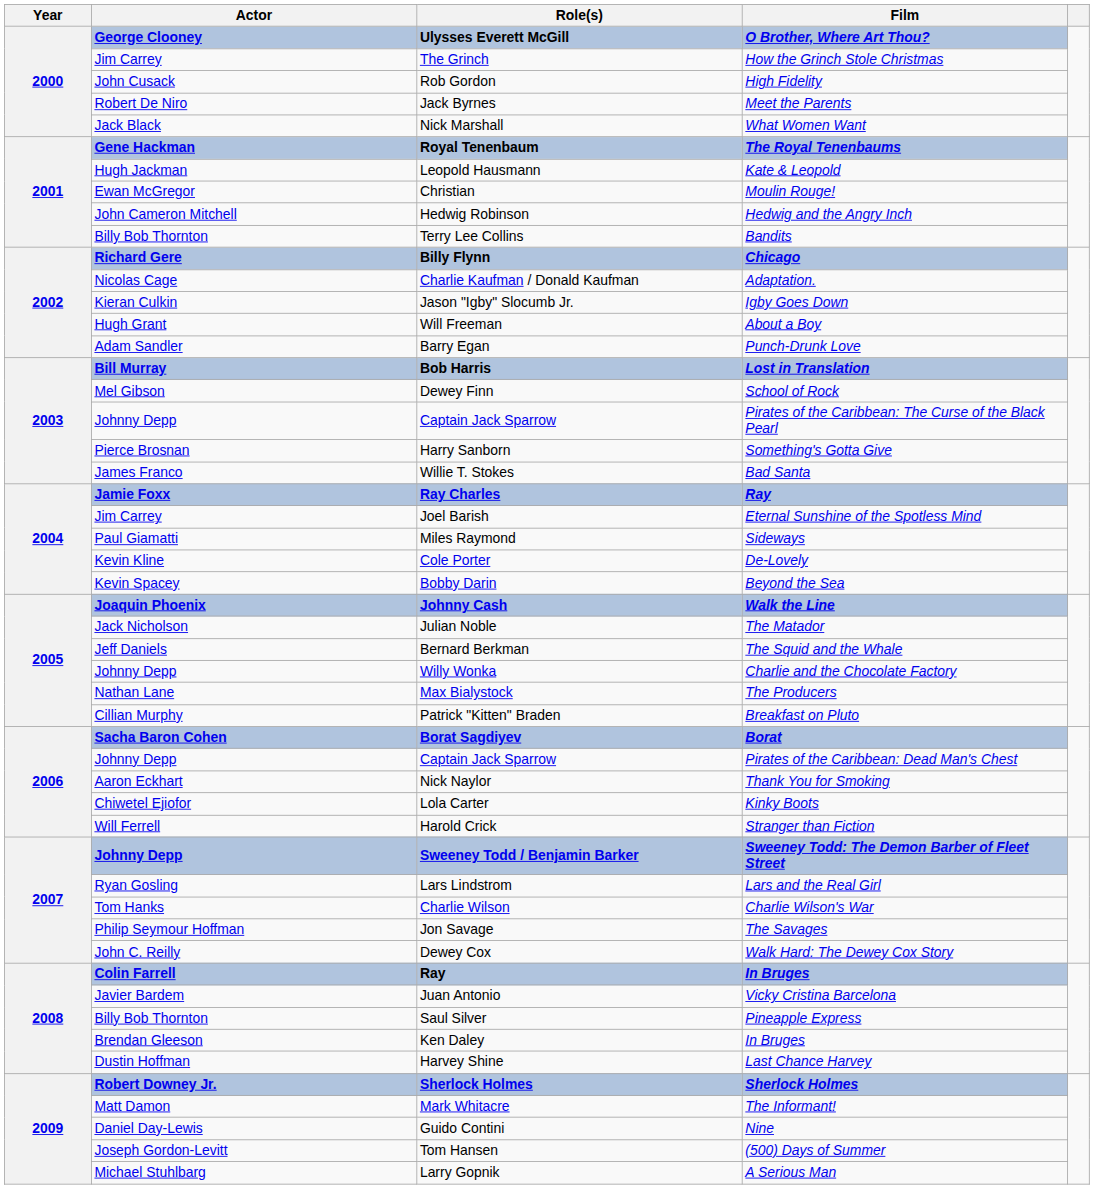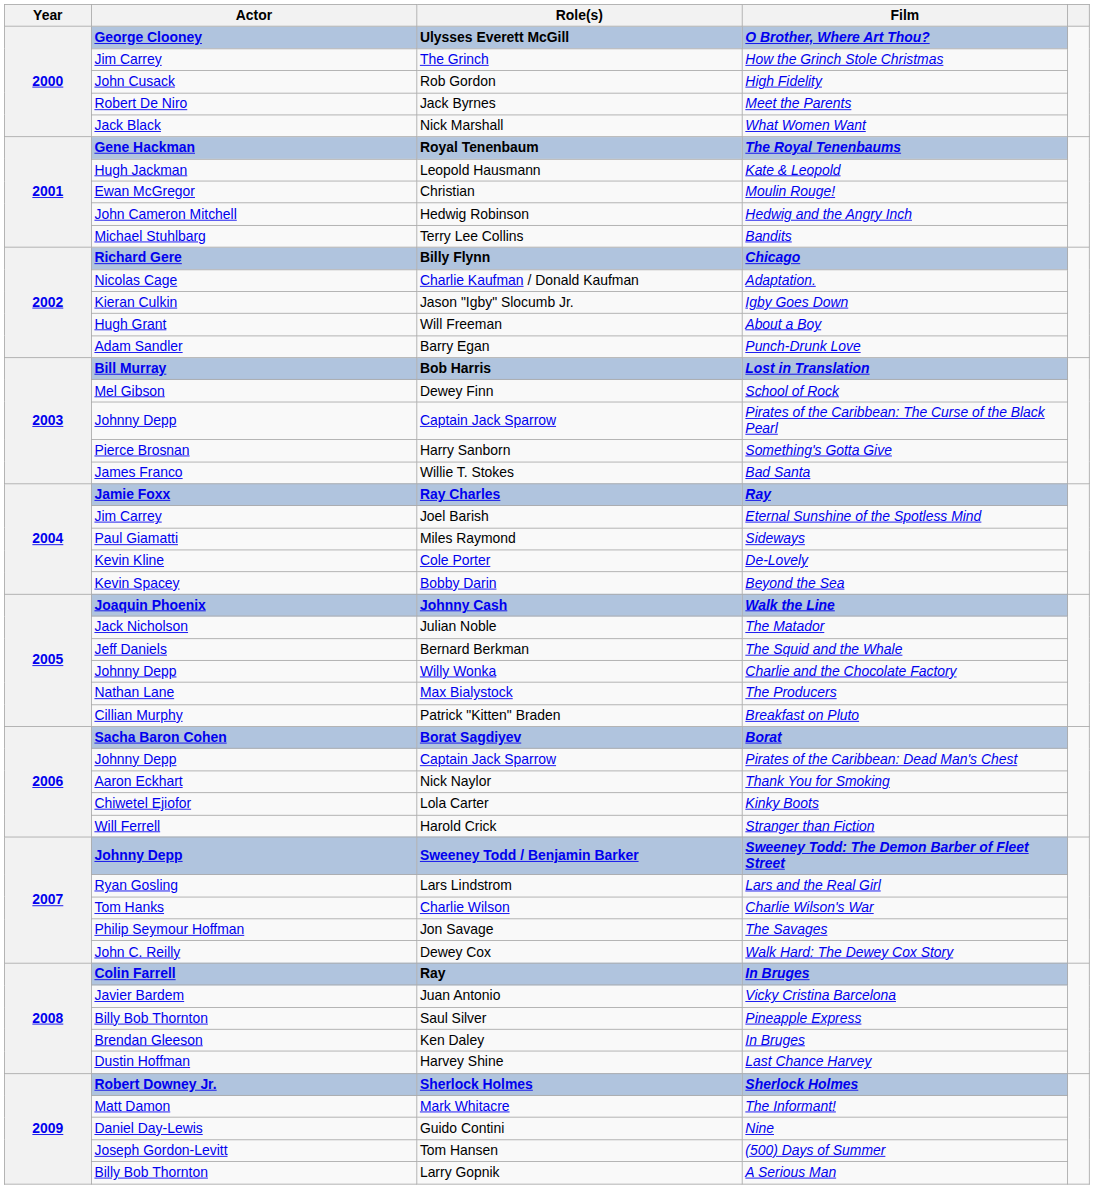(151, 236) Billy Bob Thornton -> (150, 236) Michael Stuhlbarg
(150, 1172) Michael Stuhlbarg -> (151, 1172) Billy Bob Thornton
